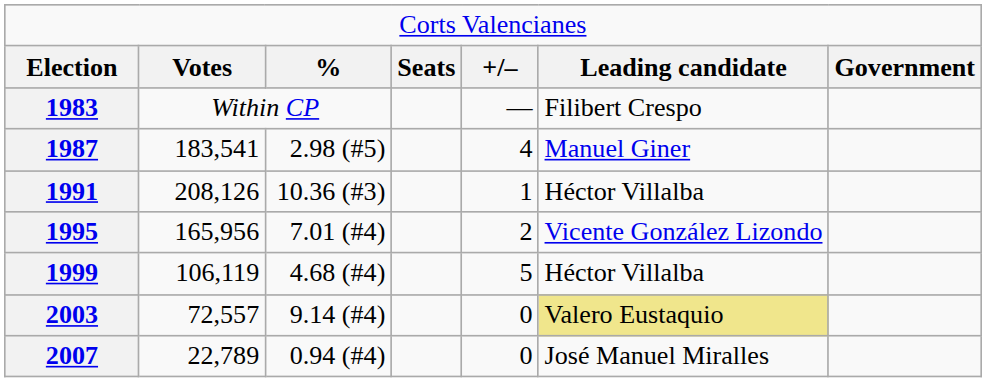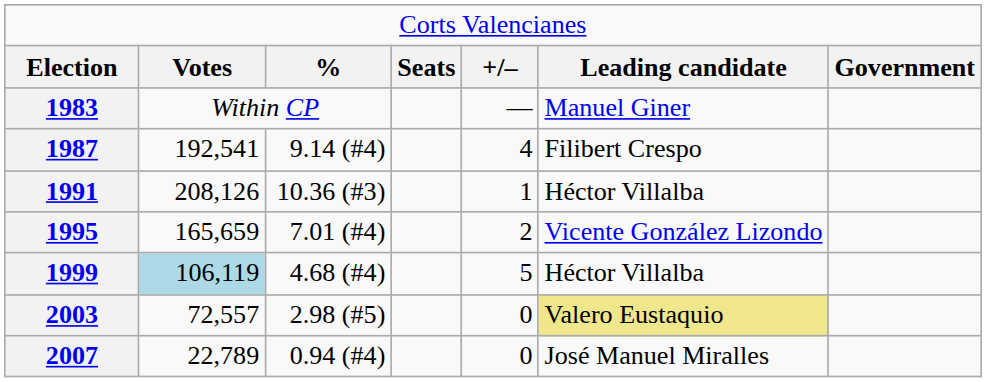(623, 107) Filibert Crespo -> (617, 107) Manuel Giner
(217, 149) 183,541 -> (217, 149) 192,541
(338, 149) 2.98 (#5) -> (338, 149) 9.14 (#4)
(617, 149) Manuel Giner -> (623, 149) Filibert Crespo
(217, 231) 165,956 -> (217, 231) 165,659
(217, 273) no background -> (217, 273) lightblue background
(338, 314) 9.14 (#4) -> (338, 314) 2.98 (#5)
